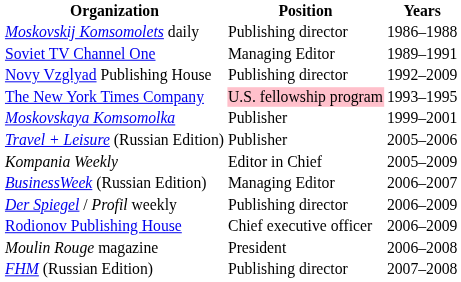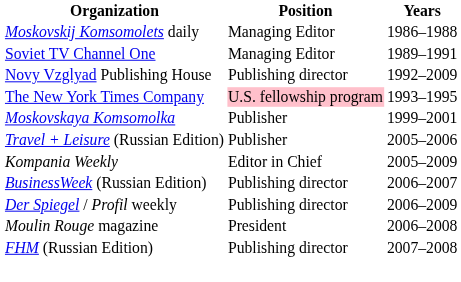(288, 32) Publishing director -> (281, 32) Managing Editor
(281, 183) Managing Editor -> (288, 183) Publishing director
- row: (93, 226)
